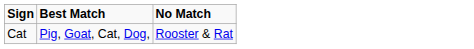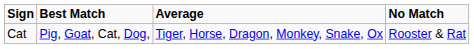+ column: (180, 14)
